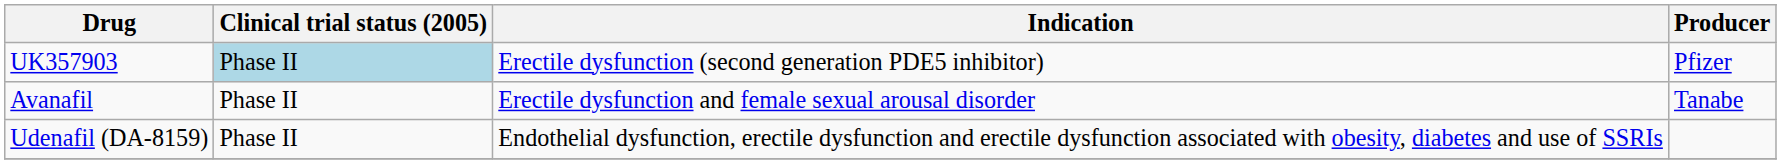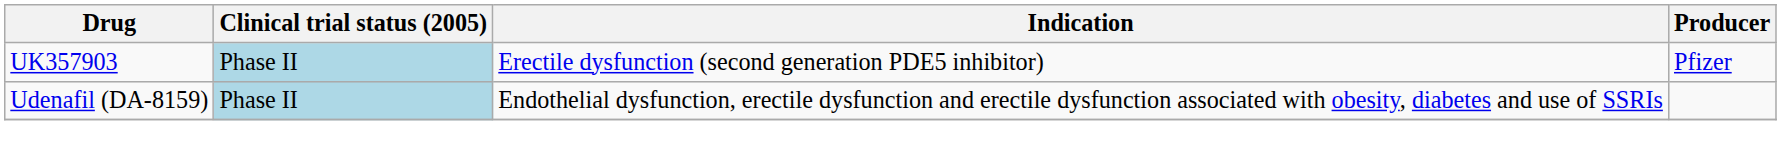- row: (52, 100)
(259, 138) no background -> (259, 100) lightblue background
